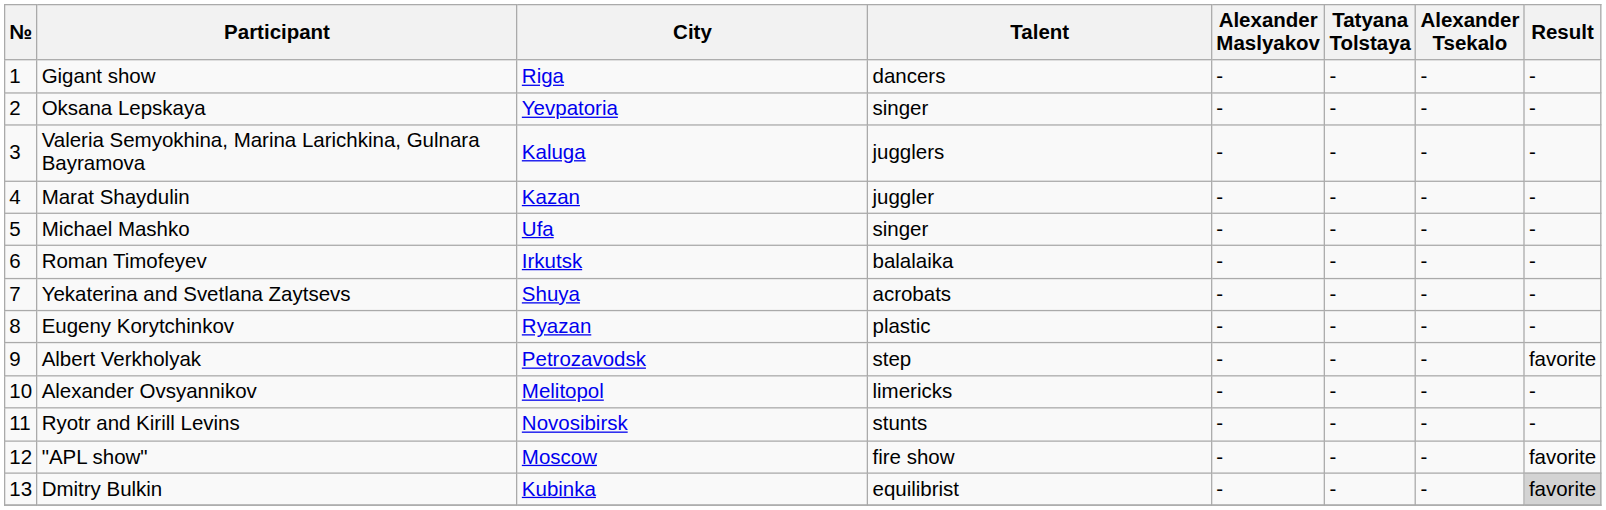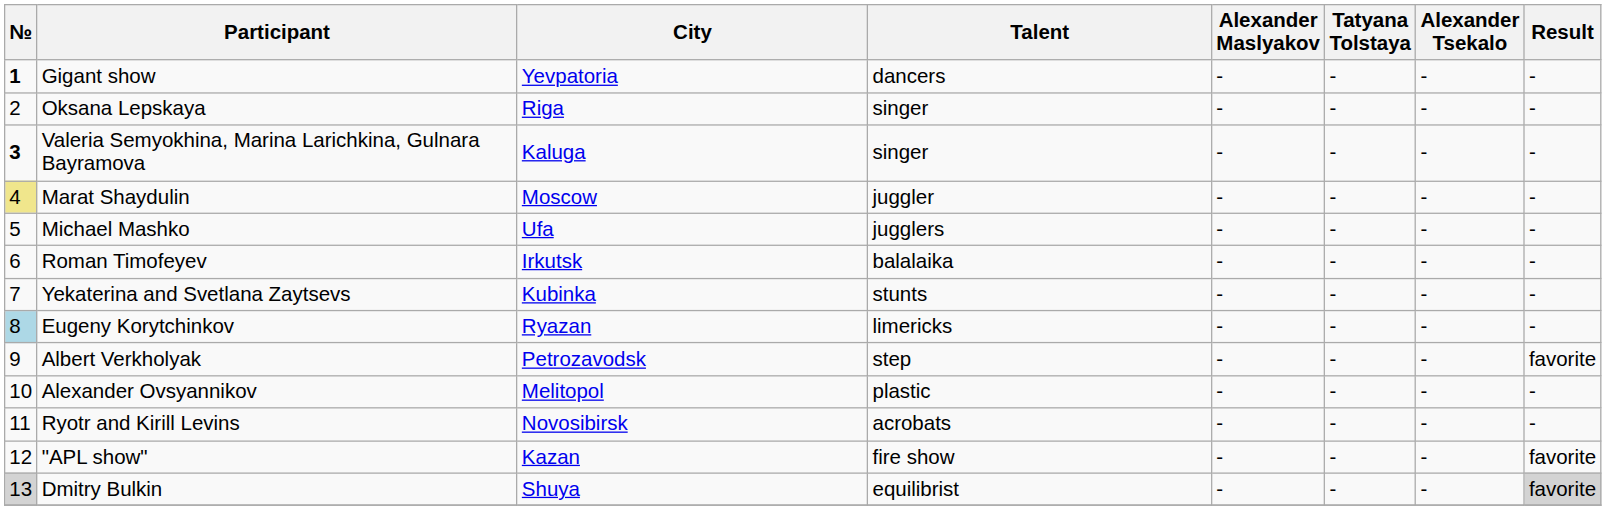(15, 76) normal -> (15, 76) bold
(543, 76) Riga -> (570, 76) Yevpatoria
(570, 108) Yevpatoria -> (543, 108) Riga
(15, 152) normal -> (15, 152) bold
(908, 152) jugglers -> (900, 152) singer
(15, 196) no background -> (15, 196) khaki background
(551, 196) Kazan -> (559, 196) Moscow
(900, 229) singer -> (908, 229) jugglers
(551, 294) Shuya -> (559, 294) Kubinka
(912, 294) acrobats -> (900, 294) stunts
(15, 326) no background -> (15, 326) lightblue background
(902, 326) plastic -> (912, 326) limericks
(912, 391) limericks -> (902, 391) plastic
(900, 424) stunts -> (912, 424) acrobats
(559, 456) Moscow -> (551, 456) Kazan
(21, 489) no background -> (21, 489) lightgrey background
(559, 489) Kubinka -> (551, 489) Shuya
